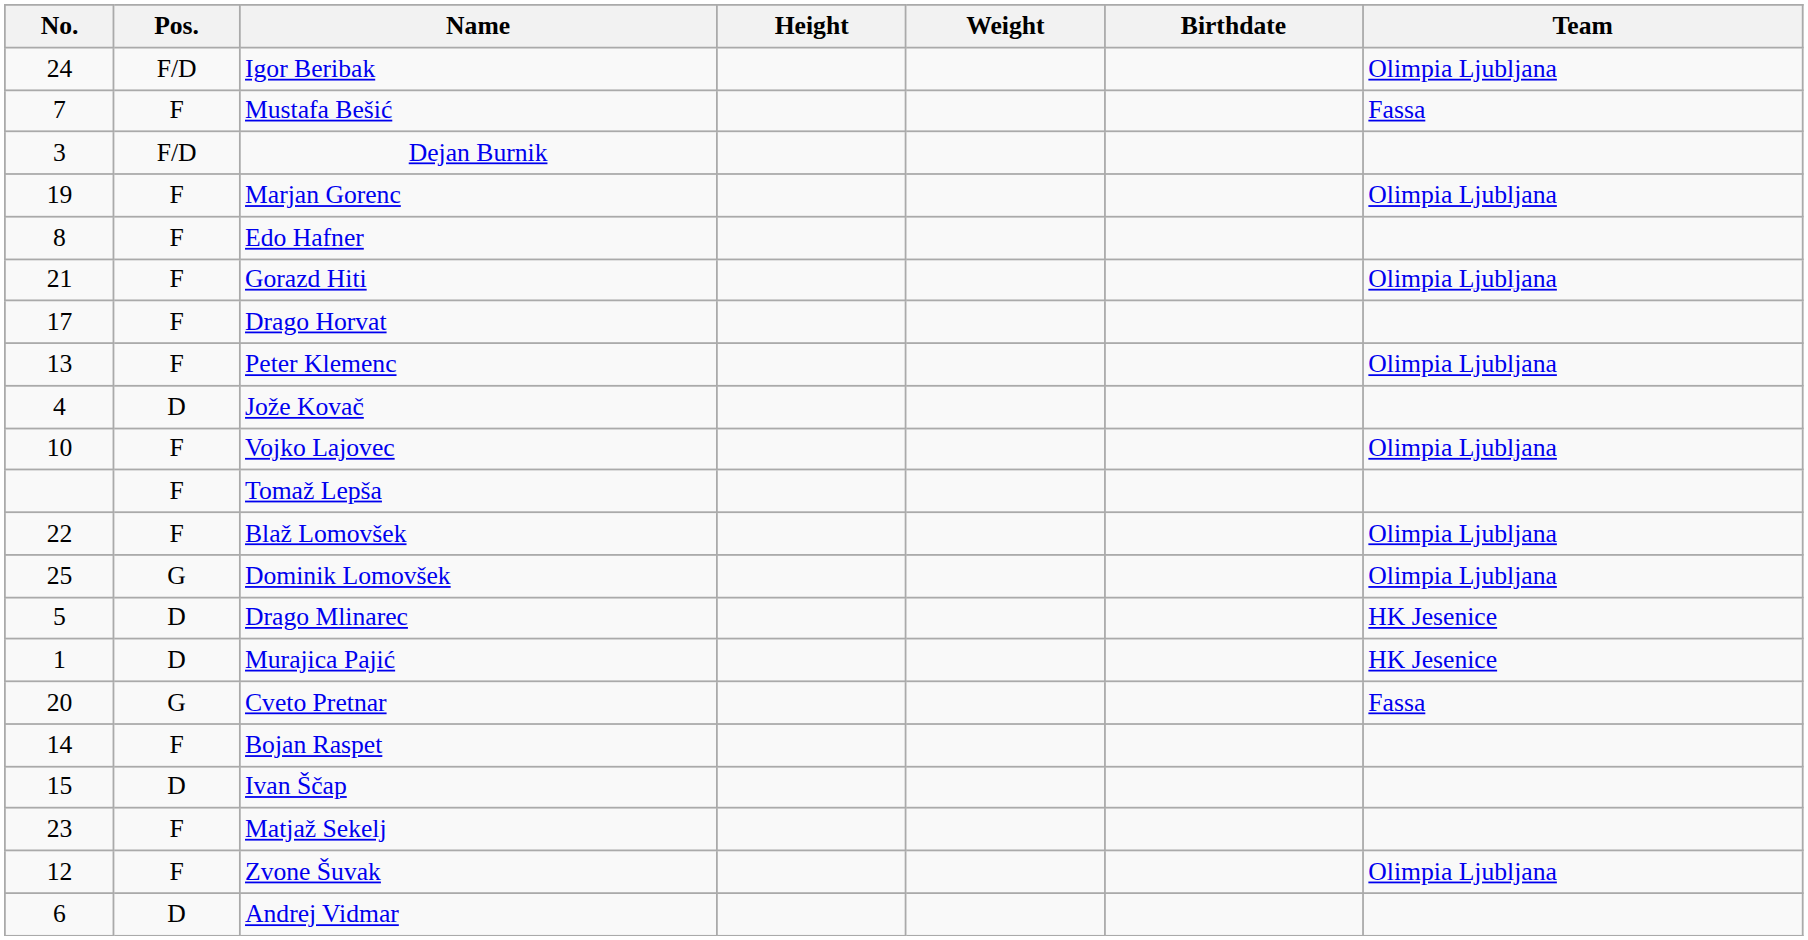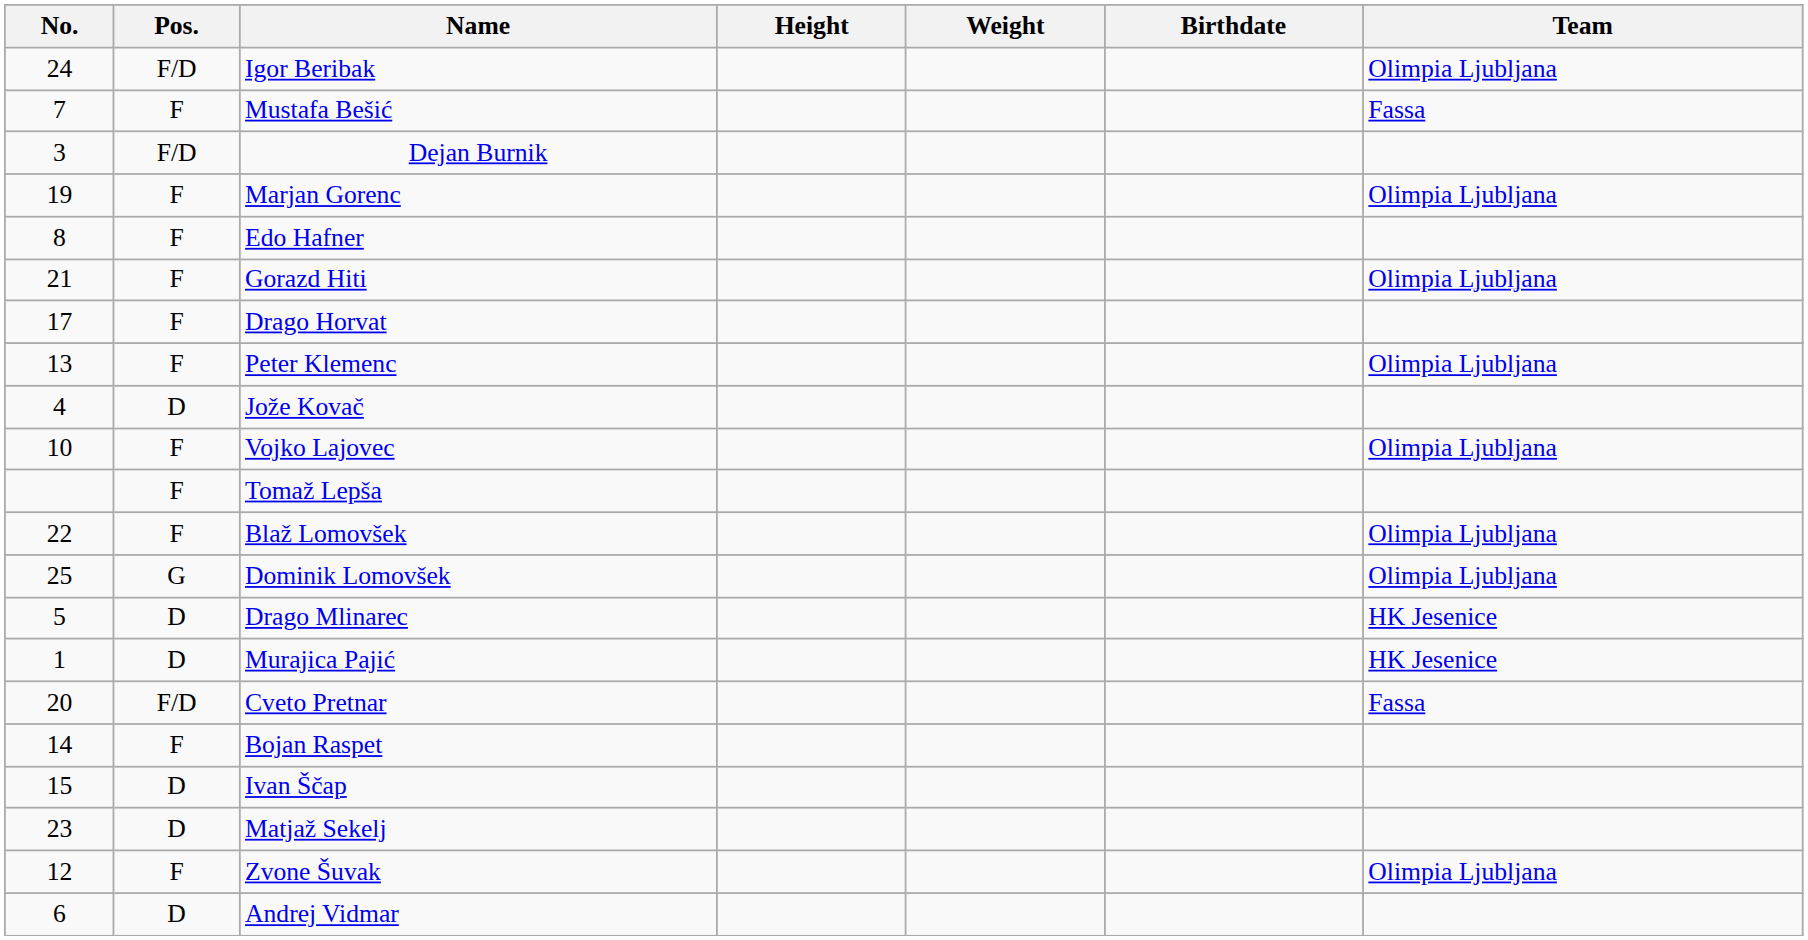(177, 702) G -> (177, 702) F/D
(177, 829) F -> (177, 829) D
